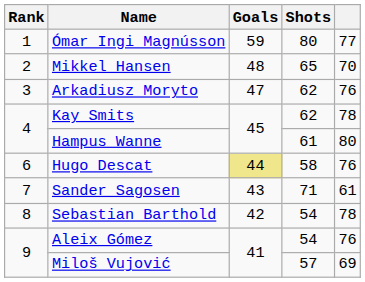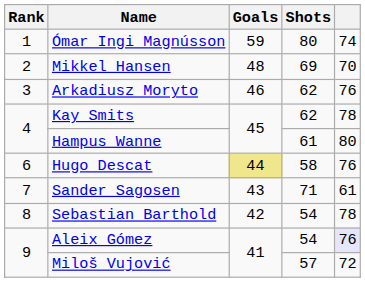(348, 42) 77 -> (348, 42) 74
(308, 67) 65 -> (308, 67) 69
(255, 91) 47 -> (255, 91) 46
(348, 240) no background -> (348, 240) lavender background
(348, 265) 69 -> (348, 265) 72
